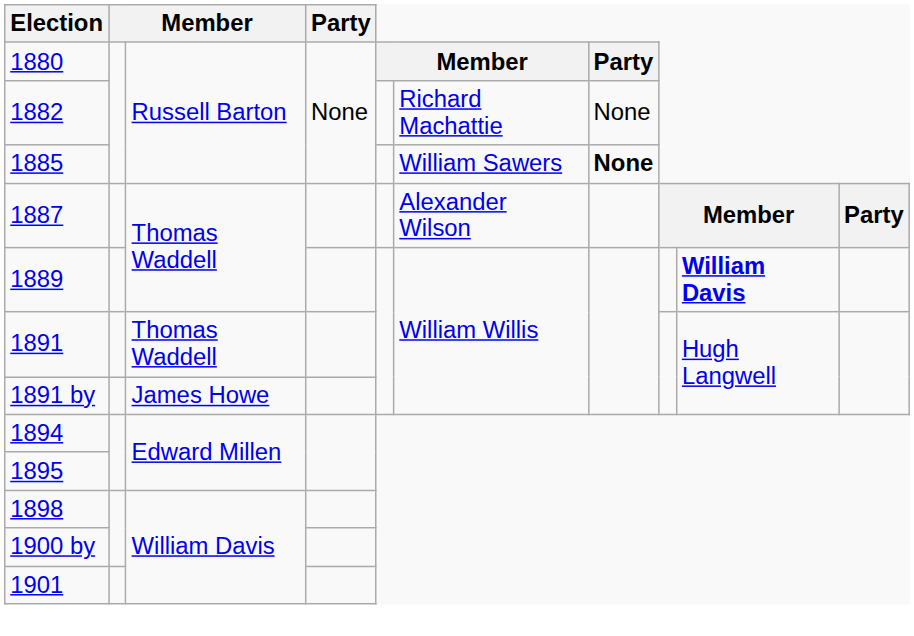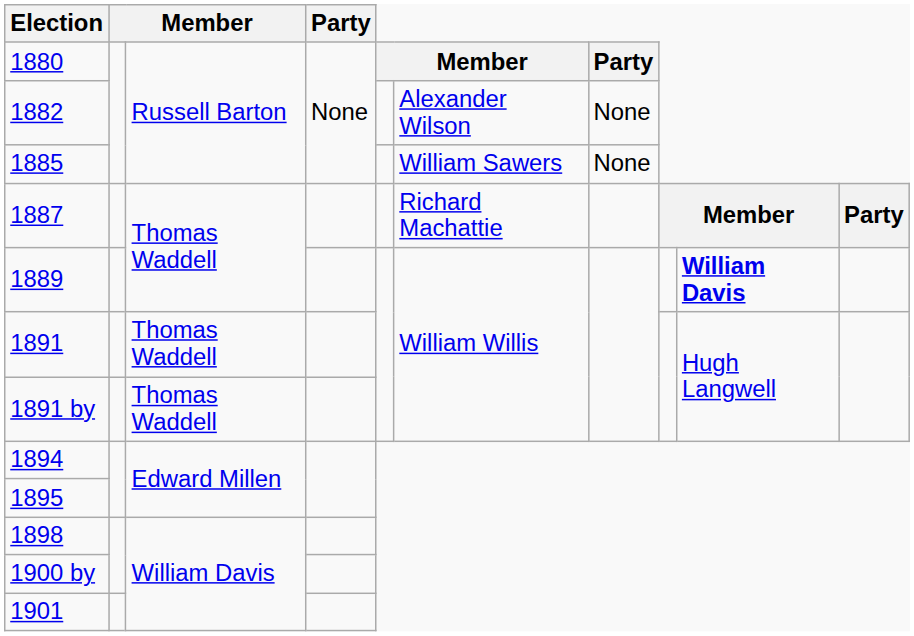(451, 112) Richard Machattie -> (453, 112) Alexander Wilson
(623, 163) bold -> (622, 163) normal
(453, 214) Alexander Wilson -> (451, 214) Richard Machattie
(200, 395) James Howe -> (175, 408) Thomas Waddell
